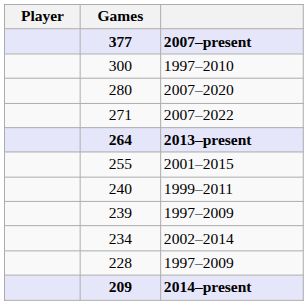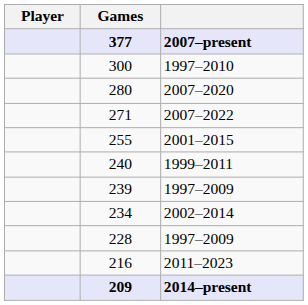- row: (120, 139)
+ row: (120, 262)
